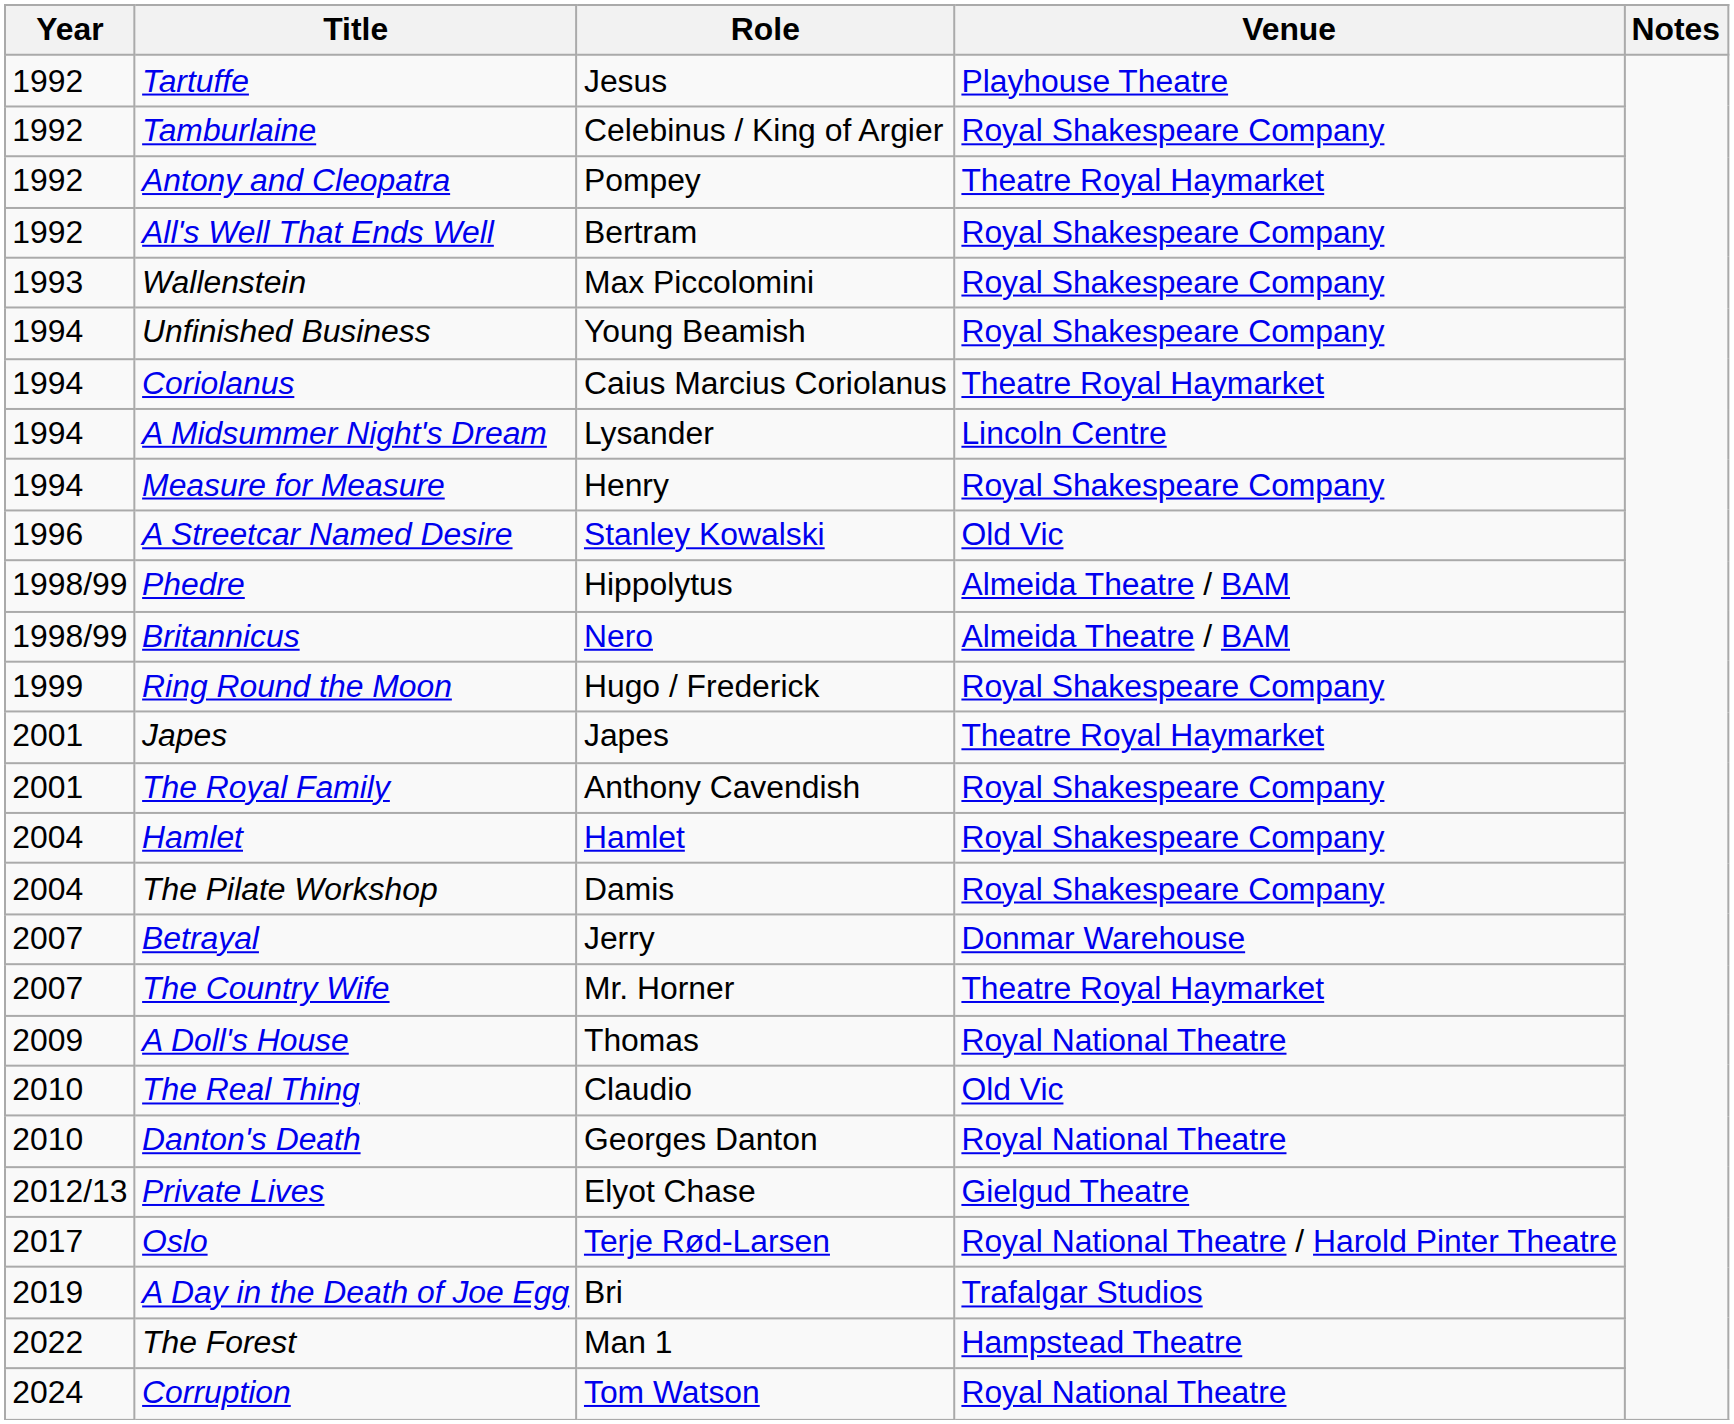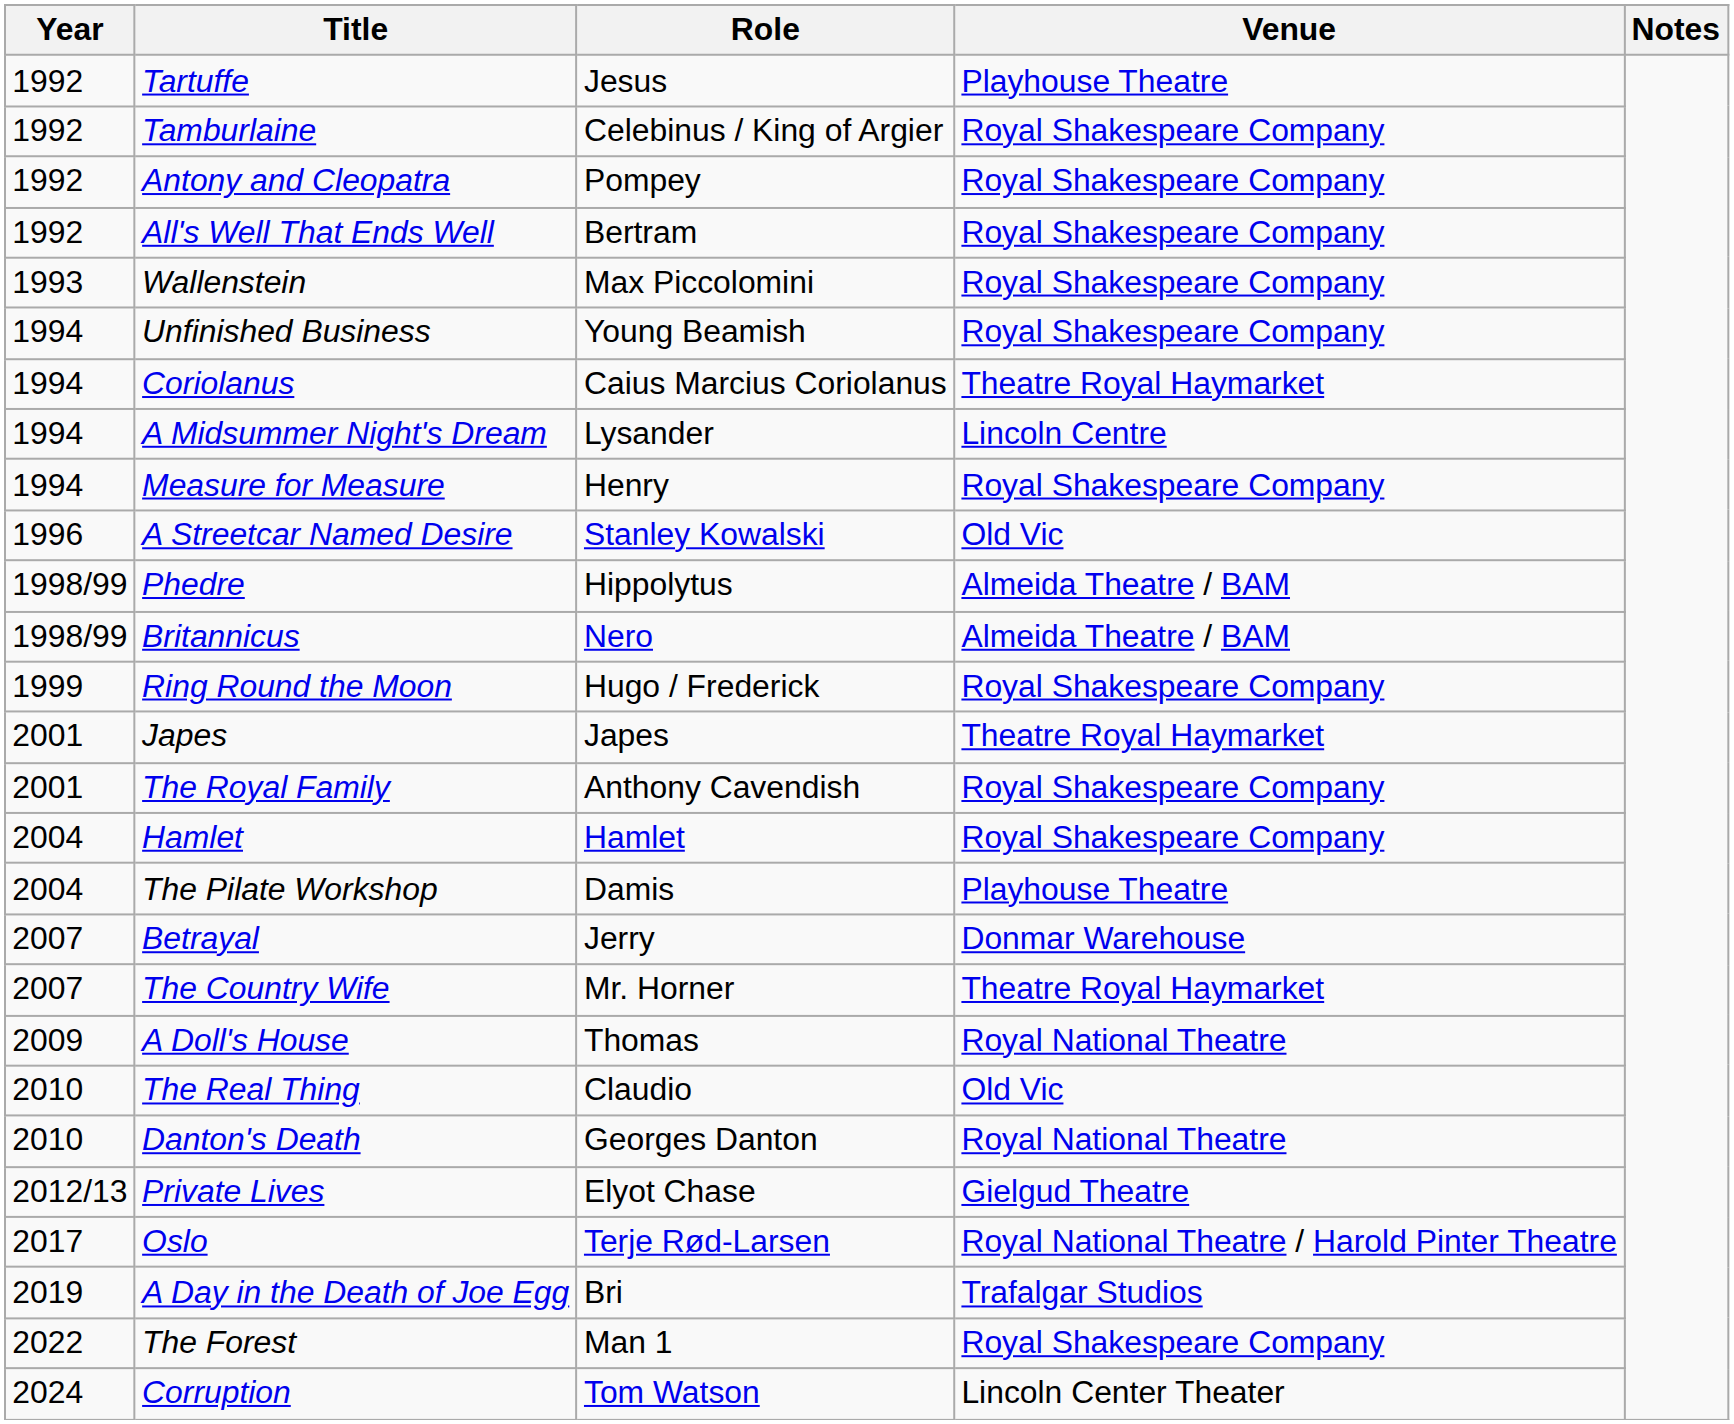(1143, 181) Theatre Royal Haymarket -> (1173, 181) Royal Shakespeare Company
(1173, 888) Royal Shakespeare Company -> (1095, 888) Playhouse Theatre
(1102, 1342) Hampstead Theatre -> (1173, 1342) Royal Shakespeare Company
(1124, 1393) Royal National Theatre -> (1123, 1393) Lincoln Center Theater
